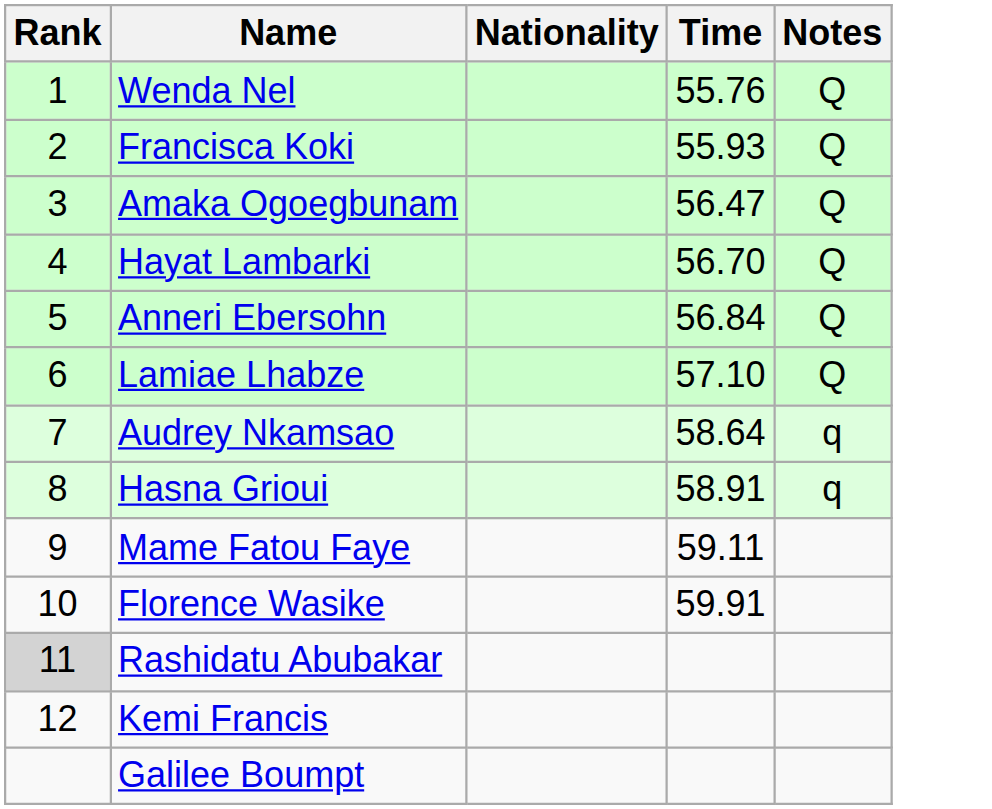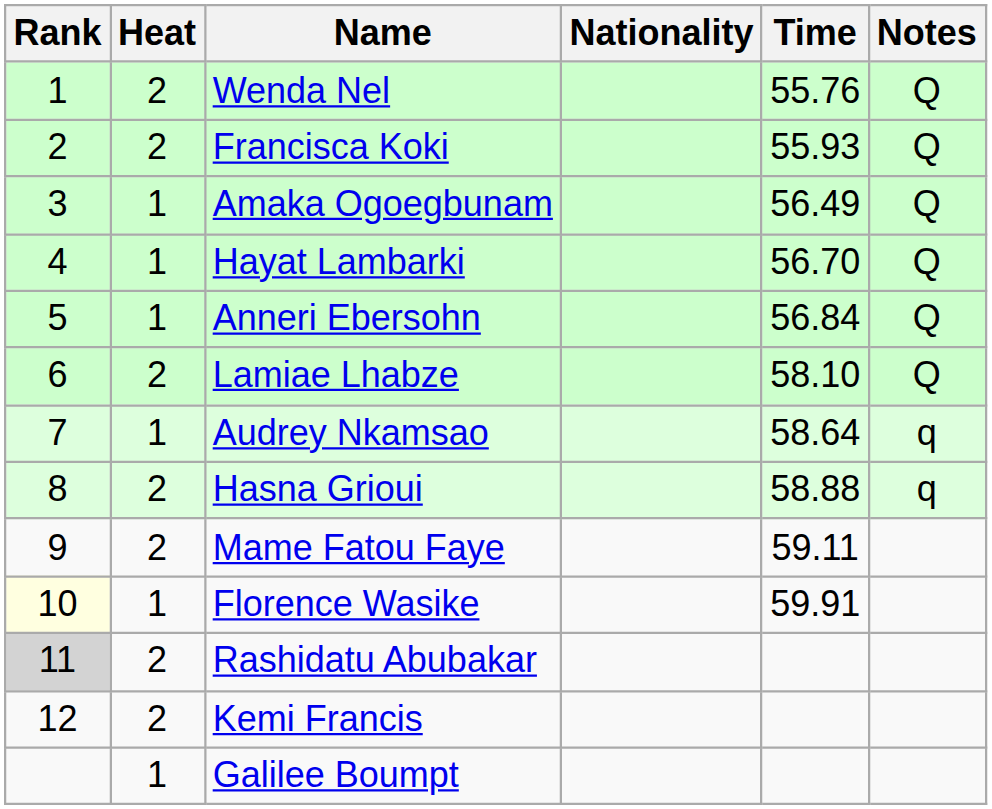+ column: (157, 33)
(721, 204) 56.47 -> (815, 204) 56.49
(721, 375) 57.10 -> (815, 375) 58.10
(721, 489) 58.91 -> (815, 489) 58.88
(57, 603) no background -> (57, 603) lightyellow background
